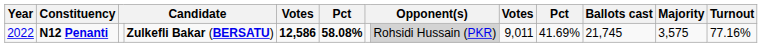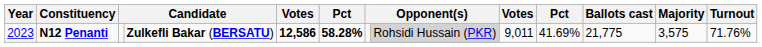(21, 33) 2022 -> (21, 33) 2023
(342, 33) 58.08% -> (342, 33) 58.28%
(604, 33) 21,745 -> (604, 33) 21,775
(730, 33) 77.16% -> (730, 33) 71.76%
